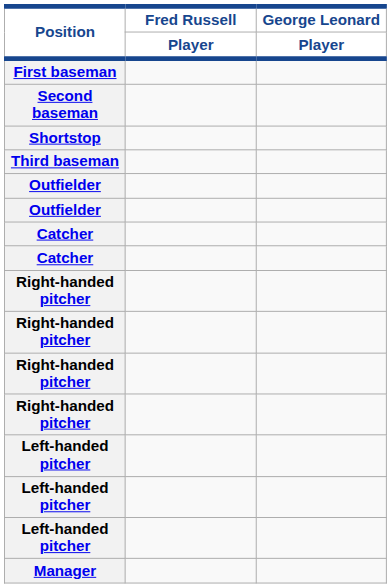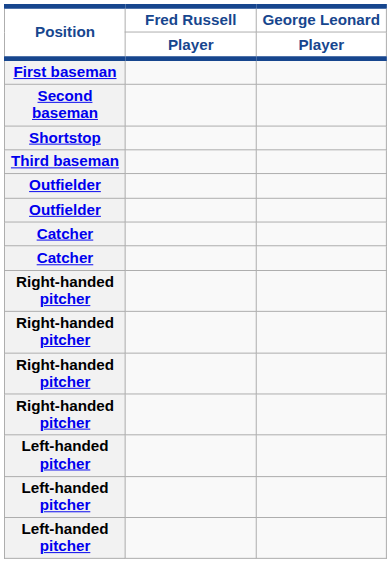- row: (65, 570)
